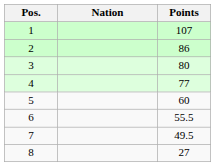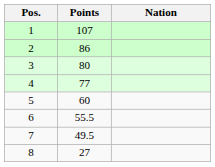columns swapped: (107, 13) <-> (184, 13)
